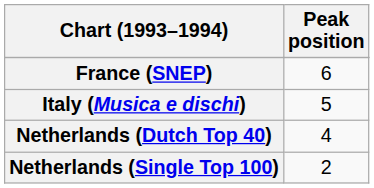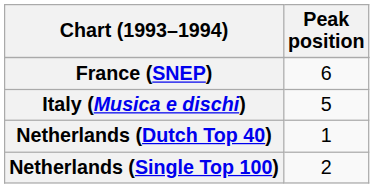(326, 135) 4 -> (326, 135) 1
